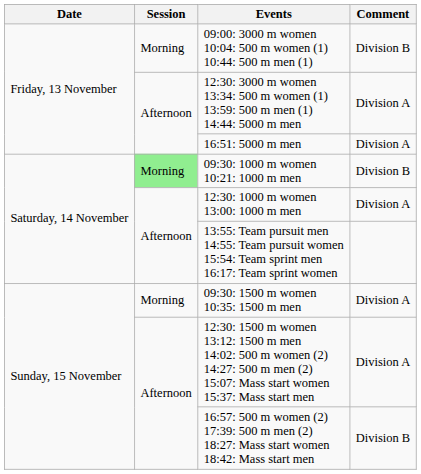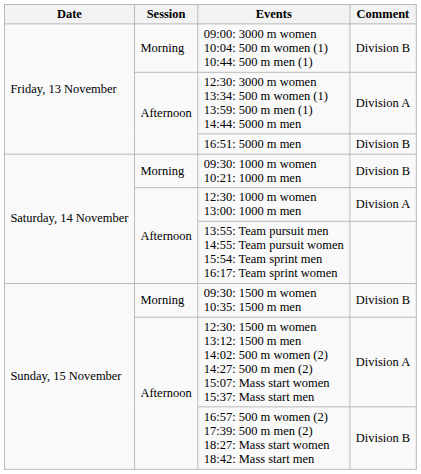(383, 143) Division A -> (383, 143) Division B
(162, 170) lightgreen background -> (162, 170) no background
(383, 300) Division A -> (383, 300) Division B
